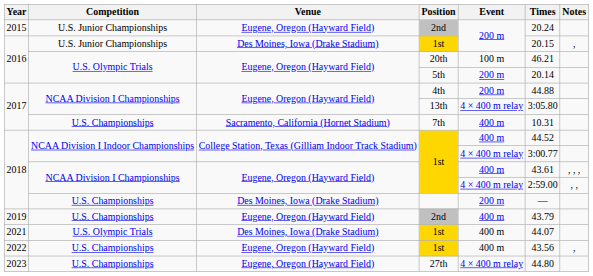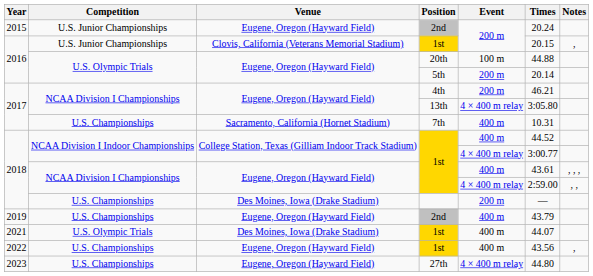(308, 43) Des Moines, Iowa (Drake Stadium) -> (308, 43) Clovis, California (Veterans Memorial Stadium)
(543, 59) 46.21 -> (543, 59) 44.88
(543, 91) 44.88 -> (543, 91) 46.21
